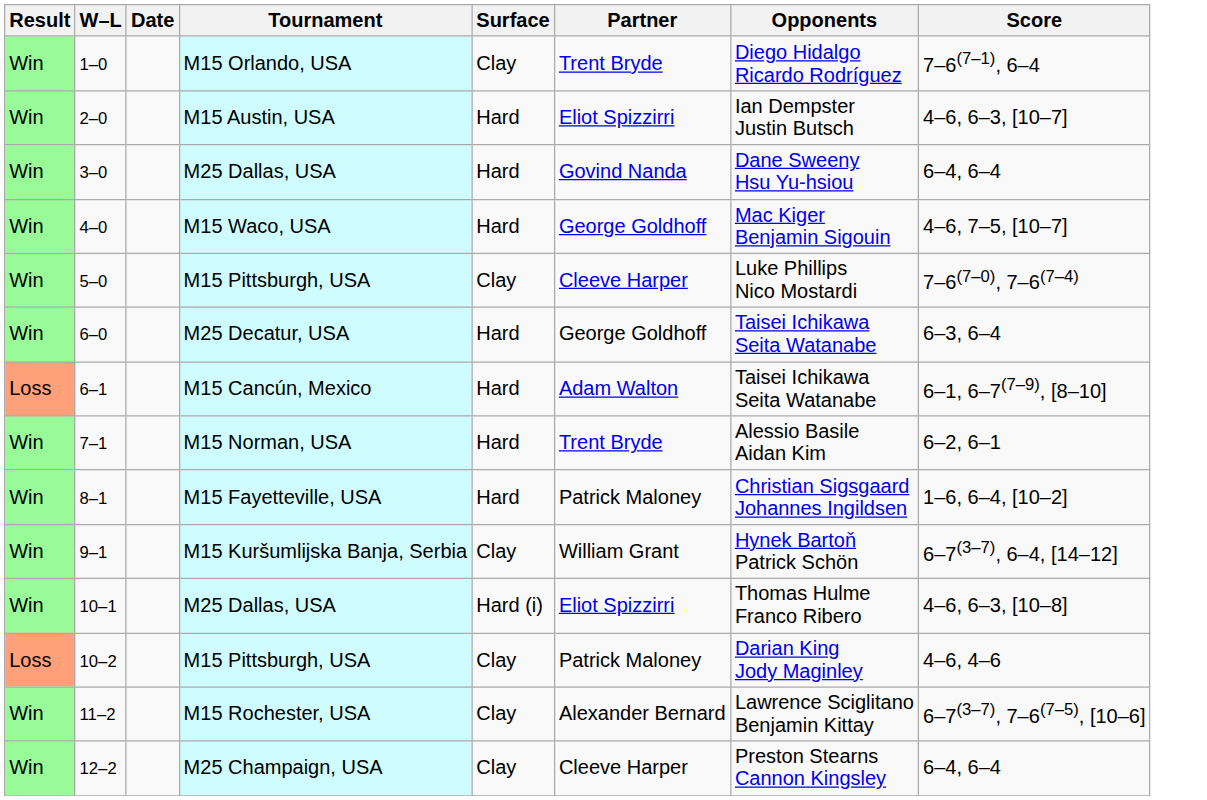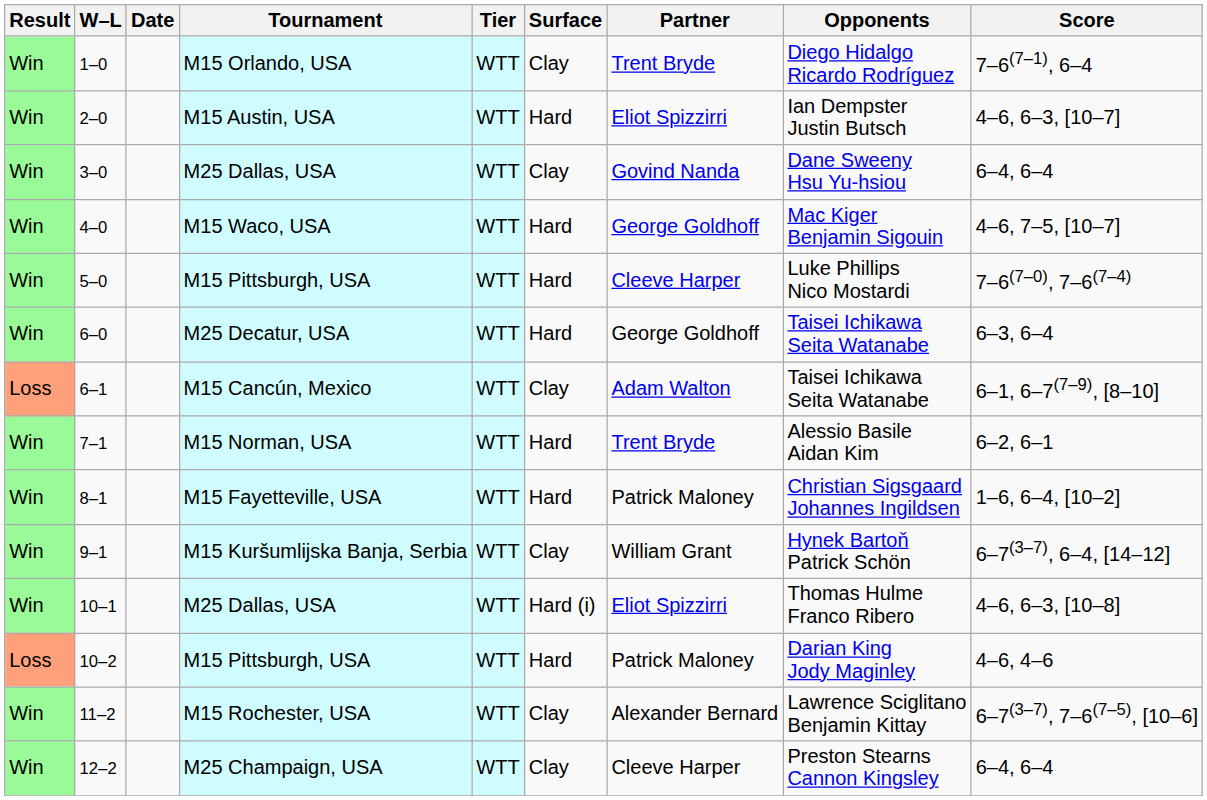+ column: (498, 20)
(498, 171) Hard -> (549, 171) Clay
(496, 280) Clay -> (551, 280) Hard
(498, 388) Hard -> (549, 388) Clay
(496, 659) Clay -> (551, 659) Hard
